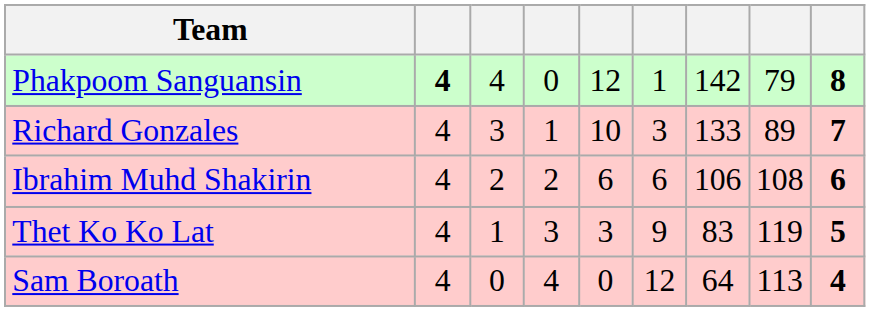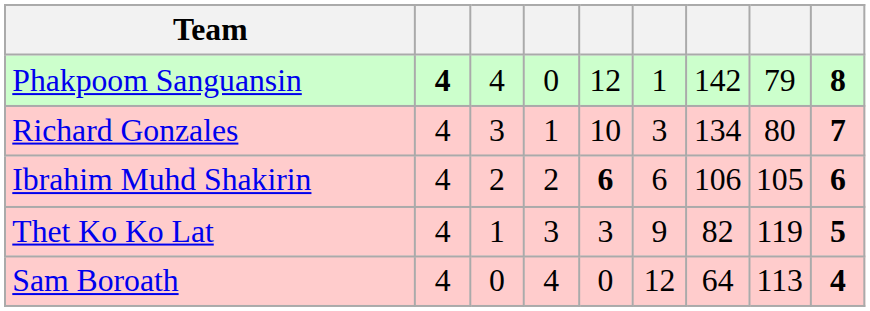(718, 130) 133 -> (718, 130) 134
(780, 130) 89 -> (780, 130) 80
(605, 180) normal -> (605, 180) bold
(780, 180) 108 -> (780, 180) 105
(718, 230) 83 -> (718, 230) 82
